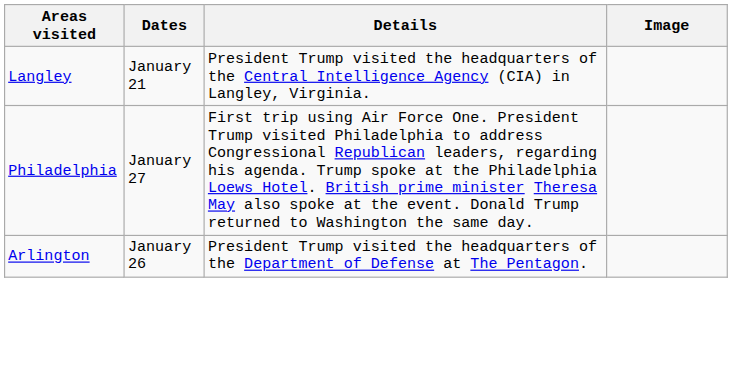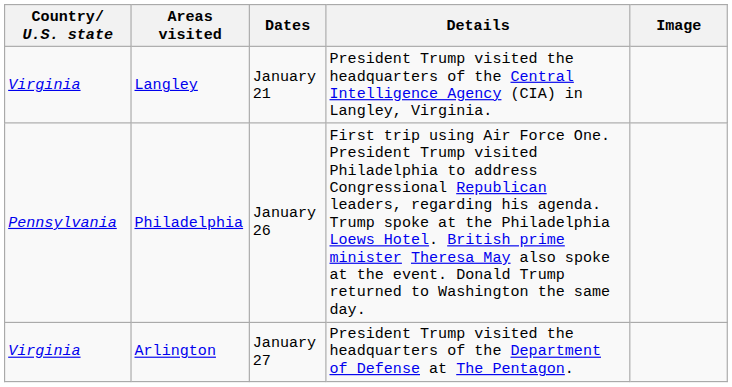+ column: (68, 26)
(160, 170) January 27 -> (284, 223) January 26
(160, 256) January 26 -> (284, 352) January 27
